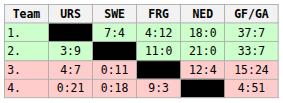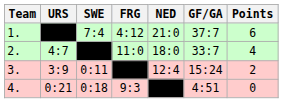+ column: (253, 14)
(203, 32) 18:0 -> (166, 32) 21:0
(71, 51) 3:9 -> (58, 51) 4:7
(203, 51) 21:0 -> (166, 51) 18:0
(71, 70) 4:7 -> (58, 70) 3:9
